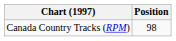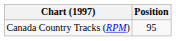(151, 28) 98 -> (151, 28) 95
